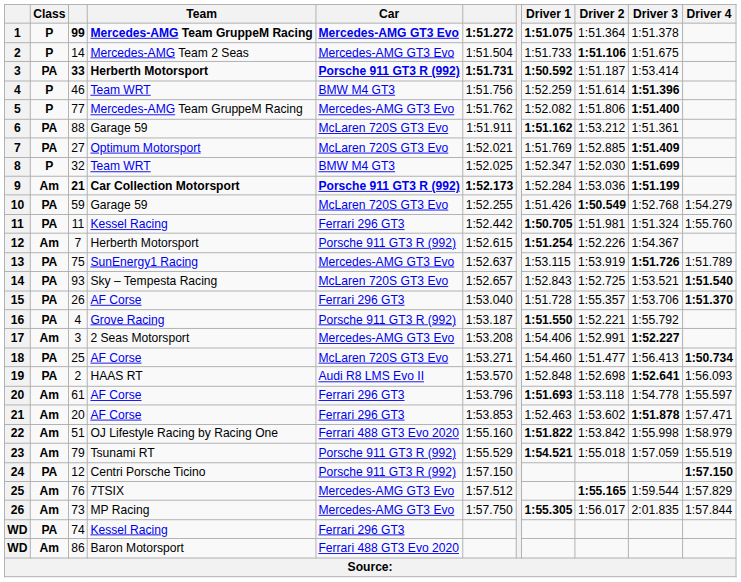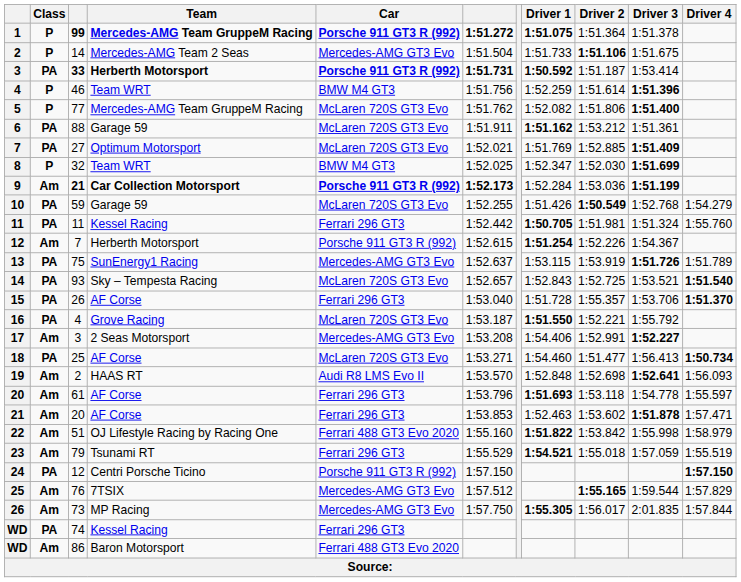(389, 33) Mercedes-AMG GT3 Evo -> (389, 33) Porsche 911 GT3 R (992)
(386, 109) Mercedes-AMG GT3 Evo -> (383, 109) McLaren 720S GT3 Evo
(387, 319) Porsche 911 GT3 R (992) -> (383, 319) McLaren 720S GT3 Evo
(49, 376) PA -> (49, 376) Am
(387, 452) Porsche 911 GT3 R (992) -> (361, 452) Ferrari 296 GT3
